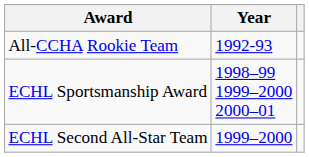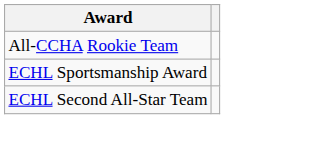- column: (254, 18)
